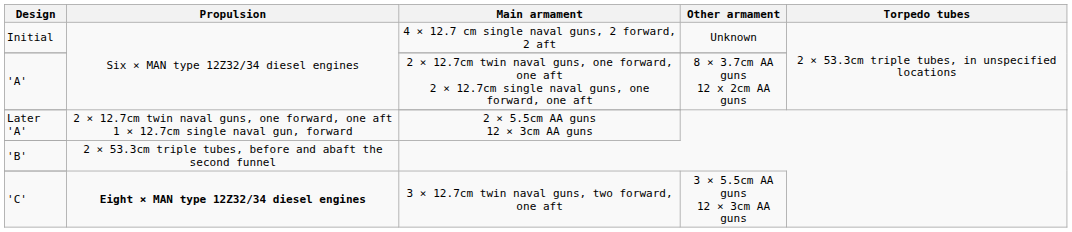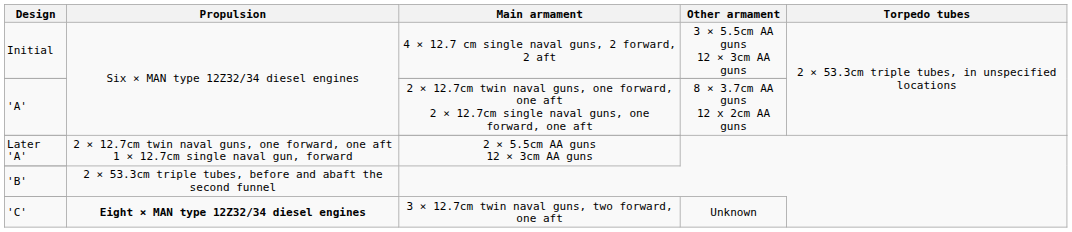(734, 38) Unknown -> (734, 51) 3 × 5.5cm AA guns 12 × 3cm AA guns
(734, 199) 3 × 5.5cm AA guns 12 × 3cm AA guns -> (734, 212) Unknown
